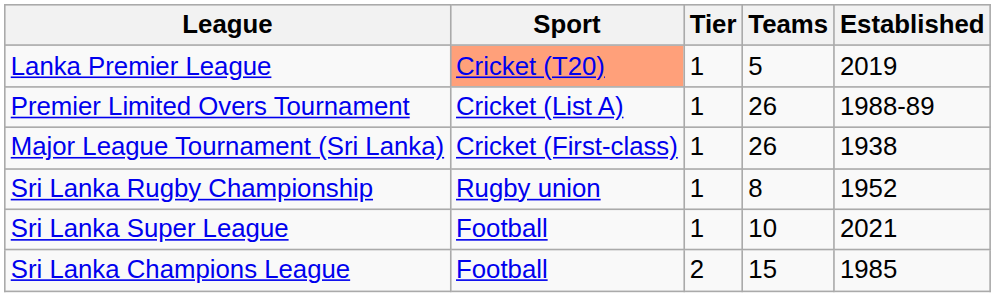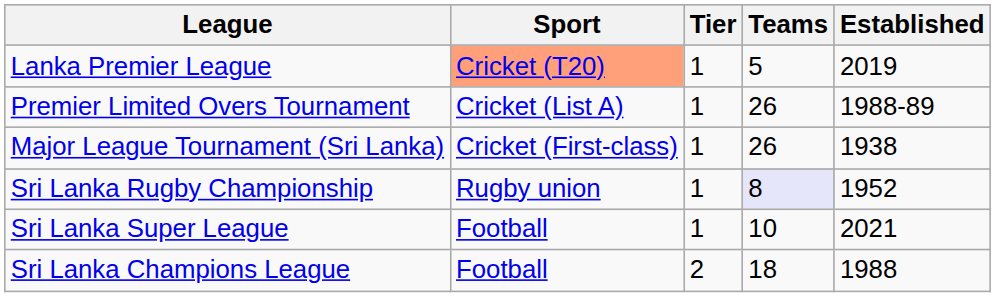(756, 188) no background -> (756, 188) lavender background
(763, 270) 15 -> (763, 270) 18
(869, 270) 1985 -> (869, 270) 1988
